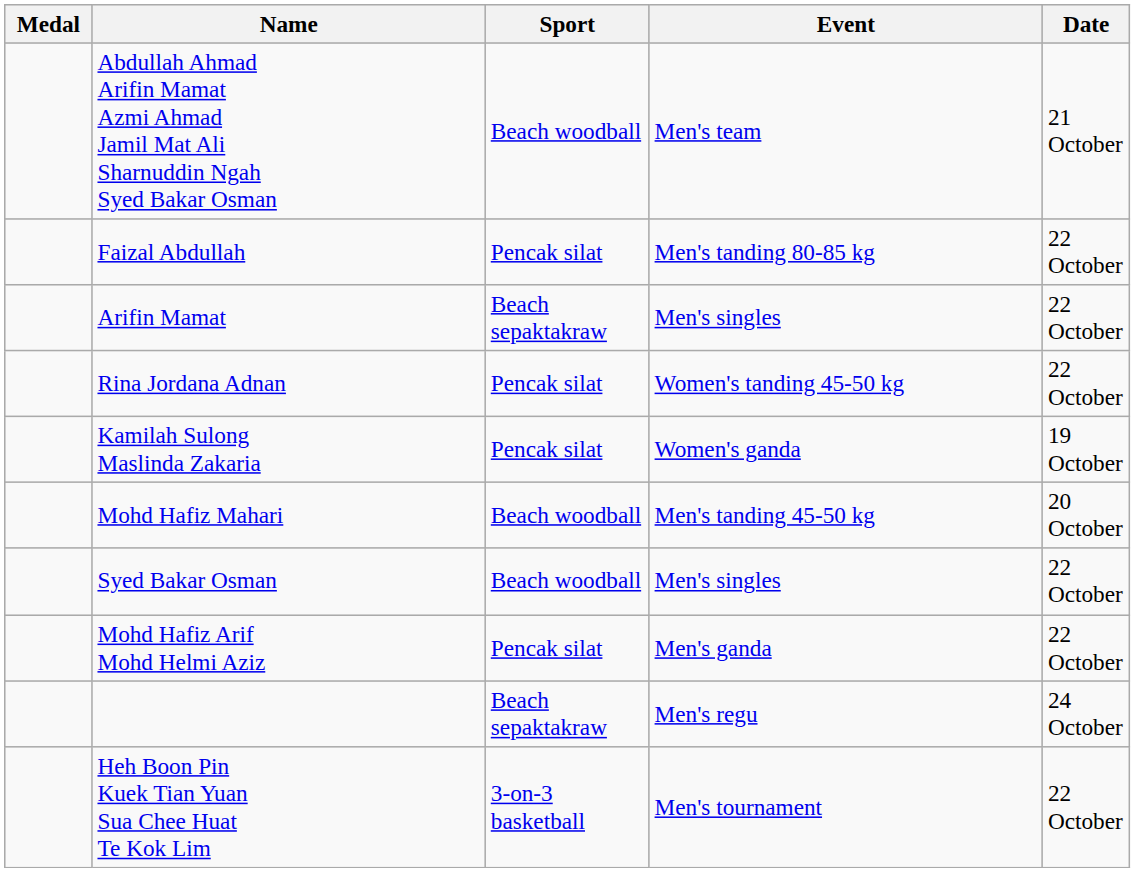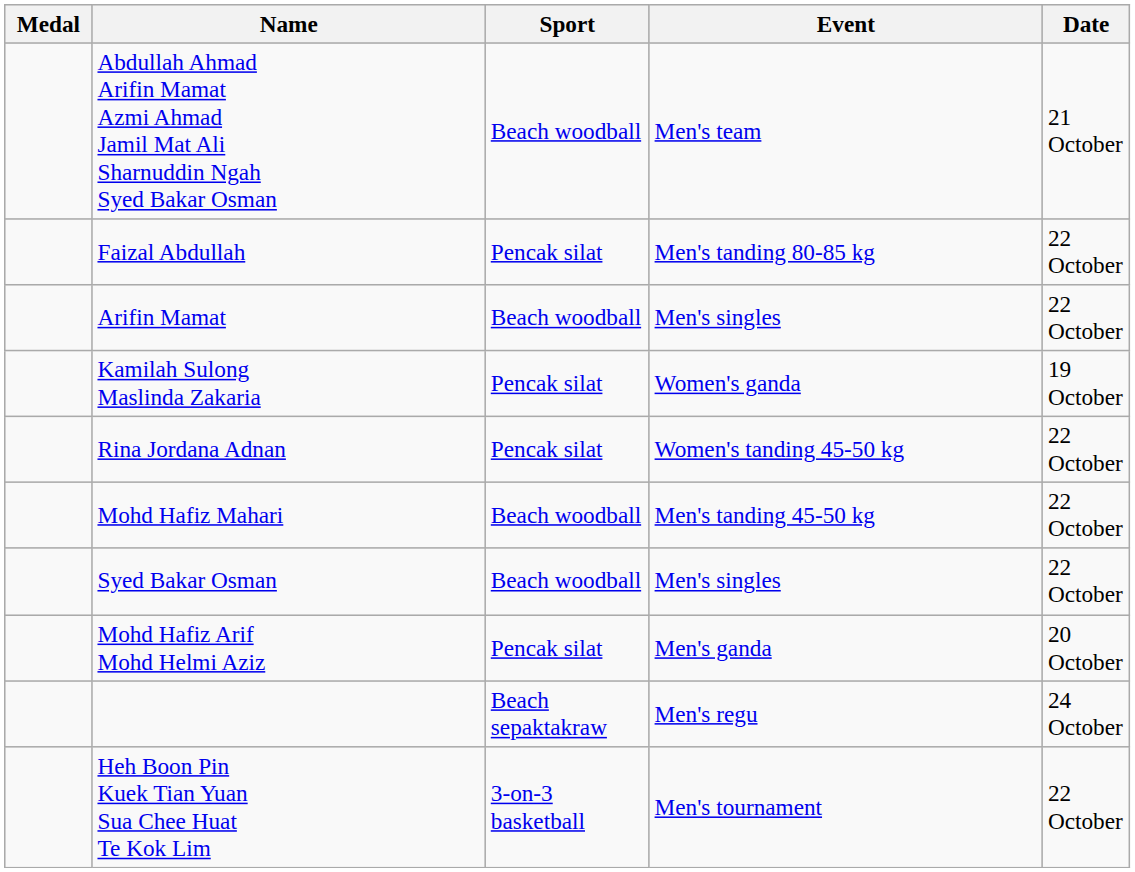(549, 317) Beach sepaktakraw -> (566, 317) Beach woodball
rows swapped: (192, 383) <-> (179, 449)
(1085, 515) 20 October -> (1085, 515) 22 October
(1085, 647) 22 October -> (1085, 647) 20 October
